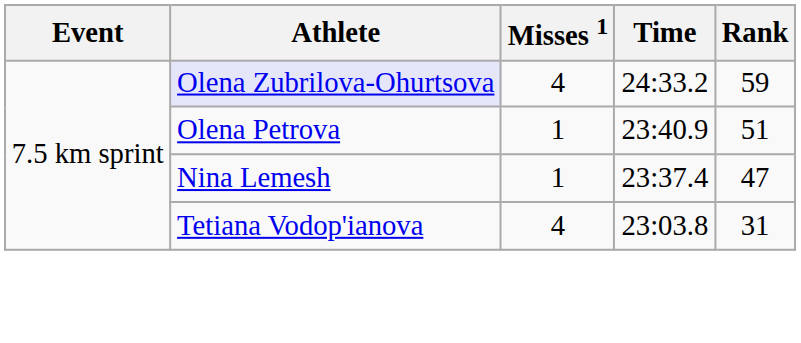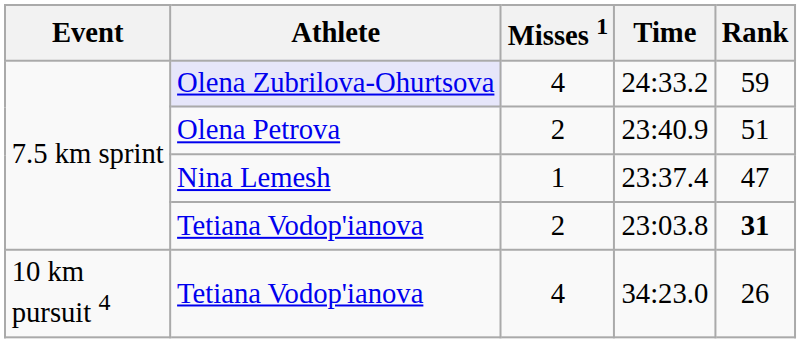(558, 130) 1 -> (558, 130) 2
(558, 225) 4 -> (558, 225) 2
(755, 225) normal -> (755, 225) bold
+ row: (665, 293)
